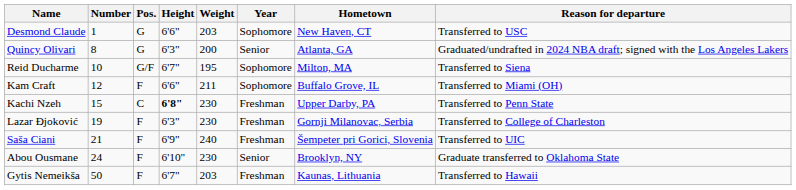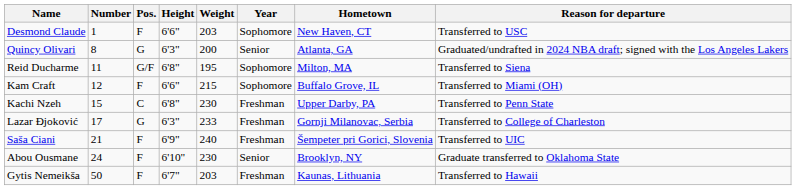(141, 31) G -> (140, 31) F
(96, 67) 10 -> (96, 67) 11
(171, 67) 6'7" -> (171, 67) 6'8"
(208, 85) 211 -> (208, 85) 215
(172, 103) bold -> (171, 103) normal
(96, 121) 19 -> (96, 121) 17
(140, 121) F -> (141, 121) G
(208, 121) 230 -> (208, 121) 233
